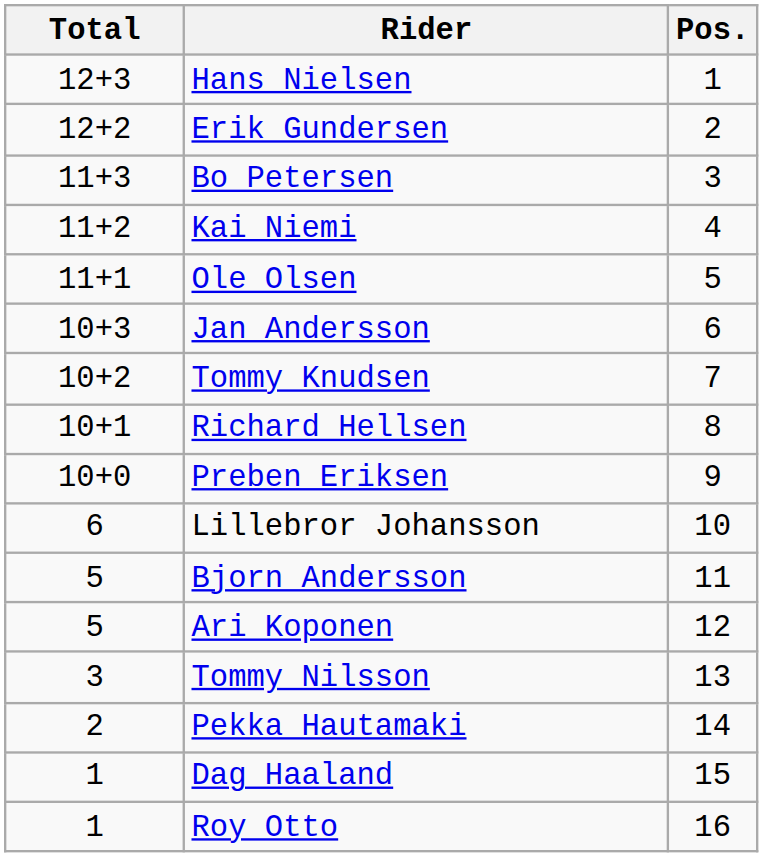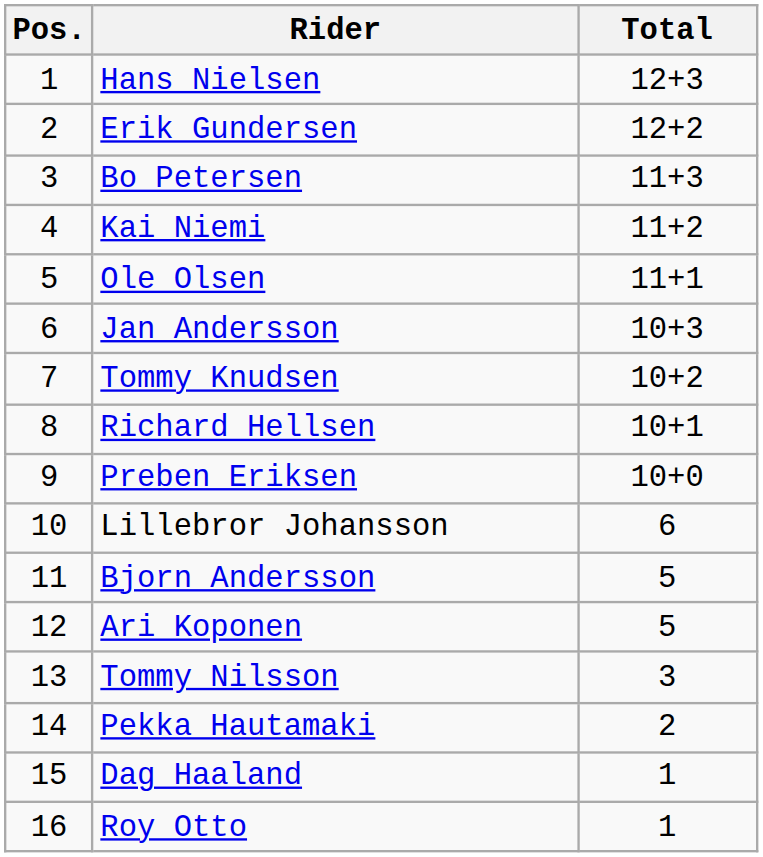columns swapped: (713, 30) <-> (95, 30)
